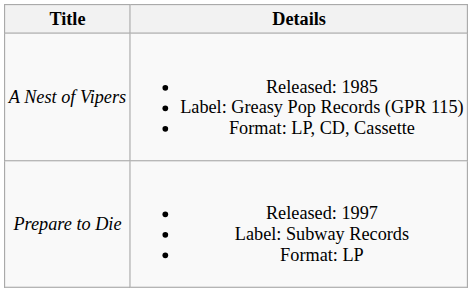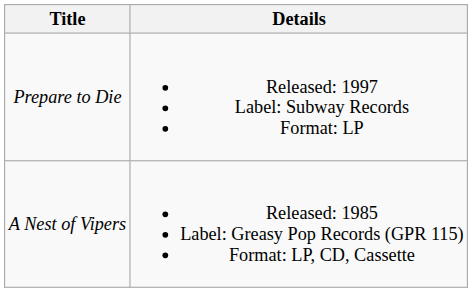rows swapped: (67, 96) <-> (67, 223)
